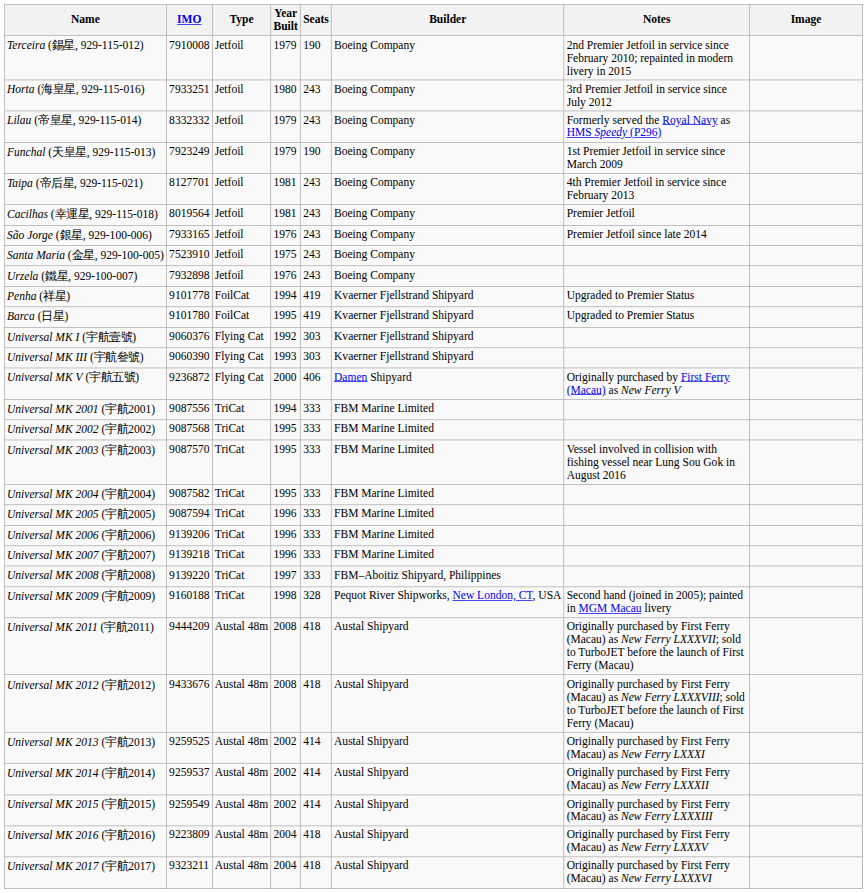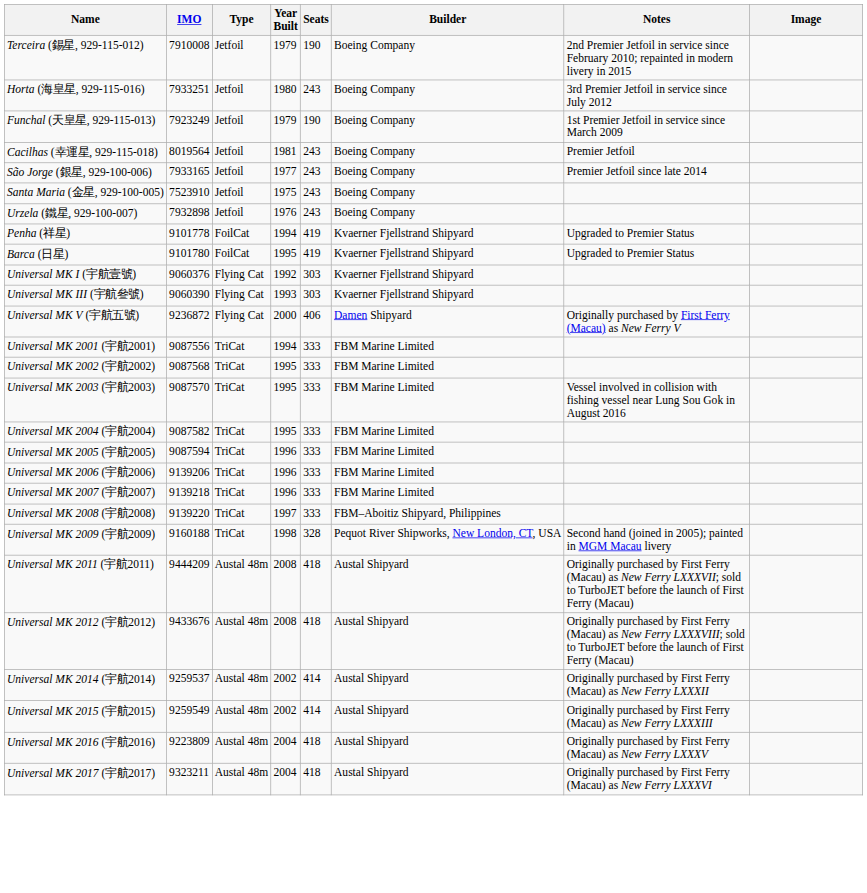- row: (74, 121)
- row: (75, 183)
(285, 234) 1976 -> (285, 171) 1977
- row: (81, 742)
